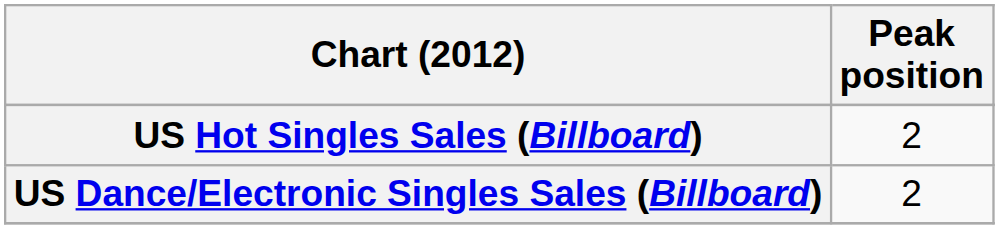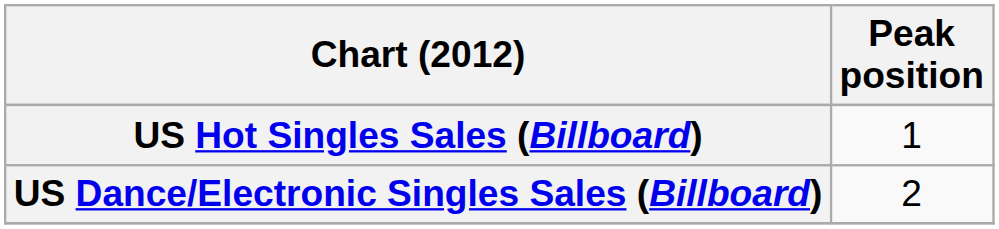(912, 134) 2 -> (912, 134) 1
